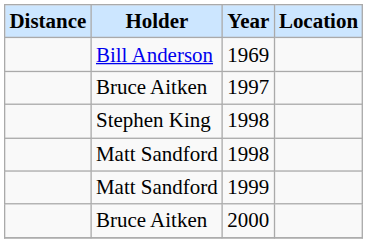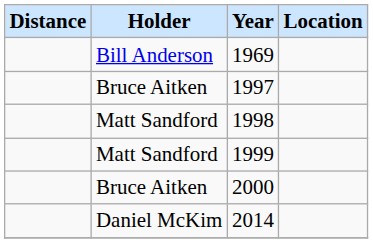- row: (153, 120)
+ row: (159, 220)
